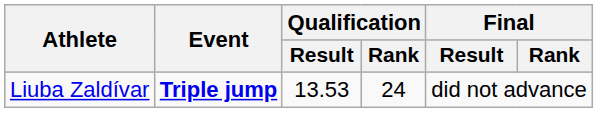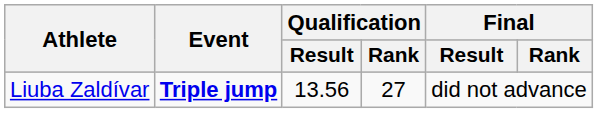(322, 90) 13.53 -> (322, 90) 13.56
(394, 90) 24 -> (394, 90) 27
